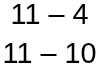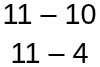rows swapped: (50, 14) <-> (50, 53)
